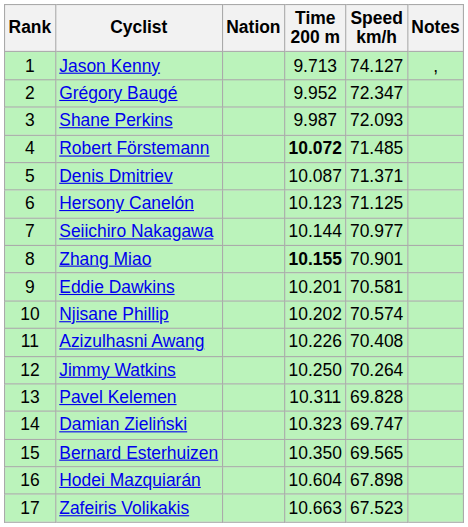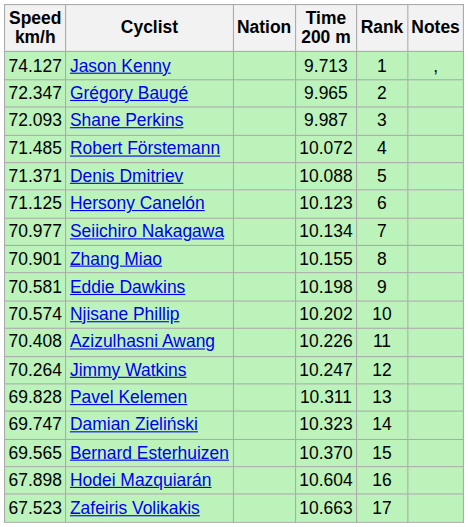columns swapped: (30, 28) <-> (377, 28)
(315, 93) 9.952 -> (326, 93) 9.965
(315, 148) bold -> (326, 148) normal
(315, 176) 10.087 -> (326, 176) 10.088
(315, 231) 10.144 -> (326, 231) 10.134
(315, 259) bold -> (326, 259) normal
(315, 286) 10.201 -> (326, 286) 10.198
(315, 369) 10.250 -> (326, 369) 10.247
(315, 452) 10.350 -> (326, 452) 10.370
